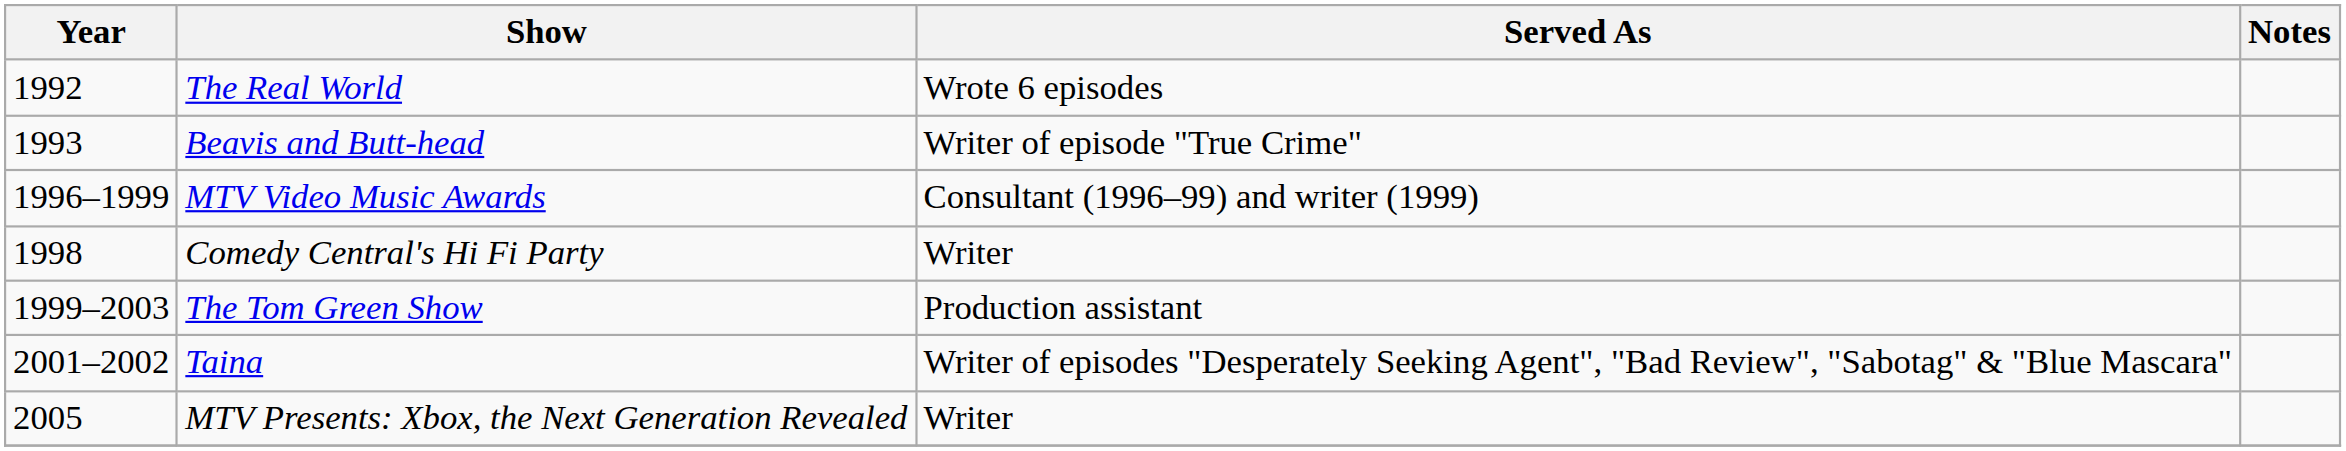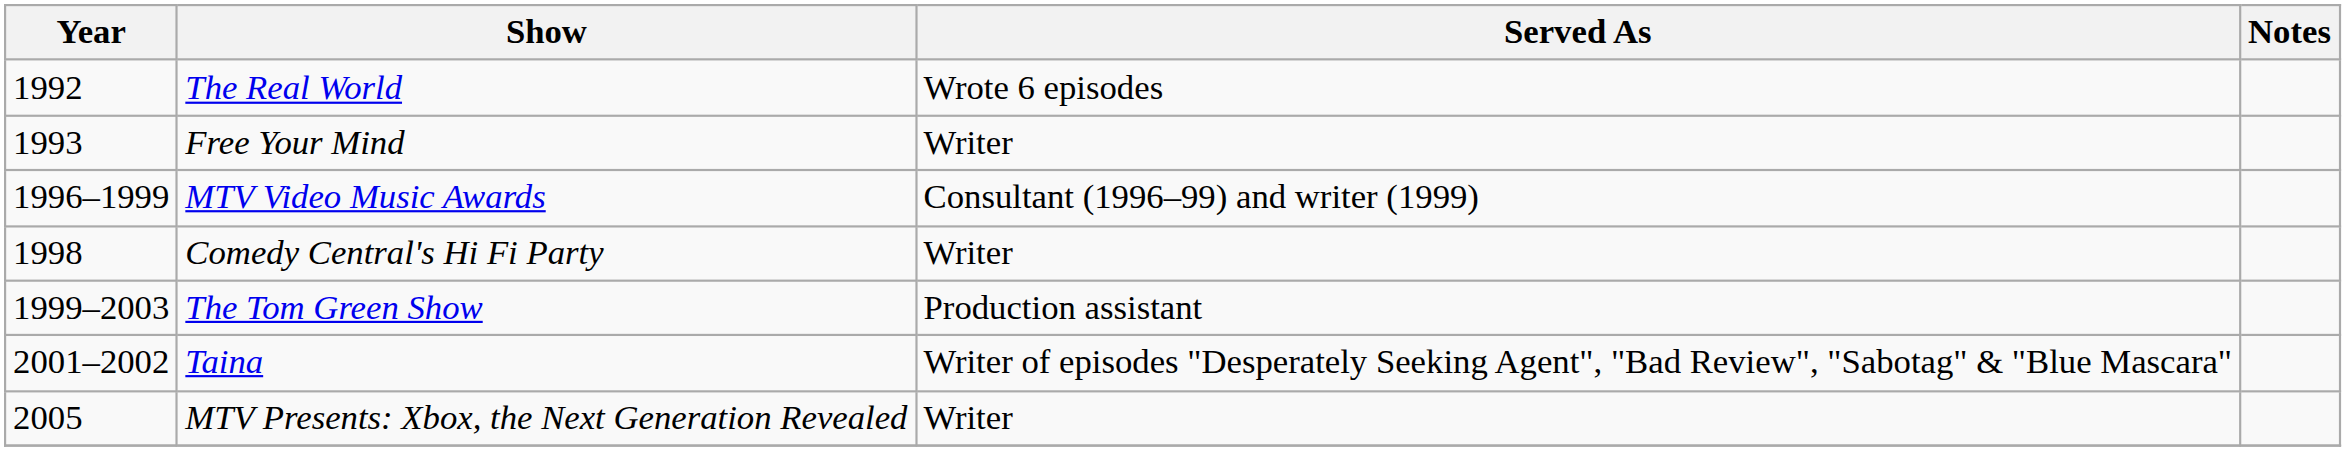- row: (335, 142)
+ row: (295, 142)
